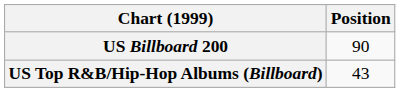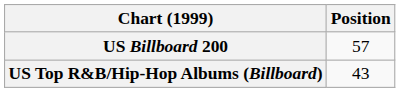(361, 45) 90 -> (361, 45) 57
